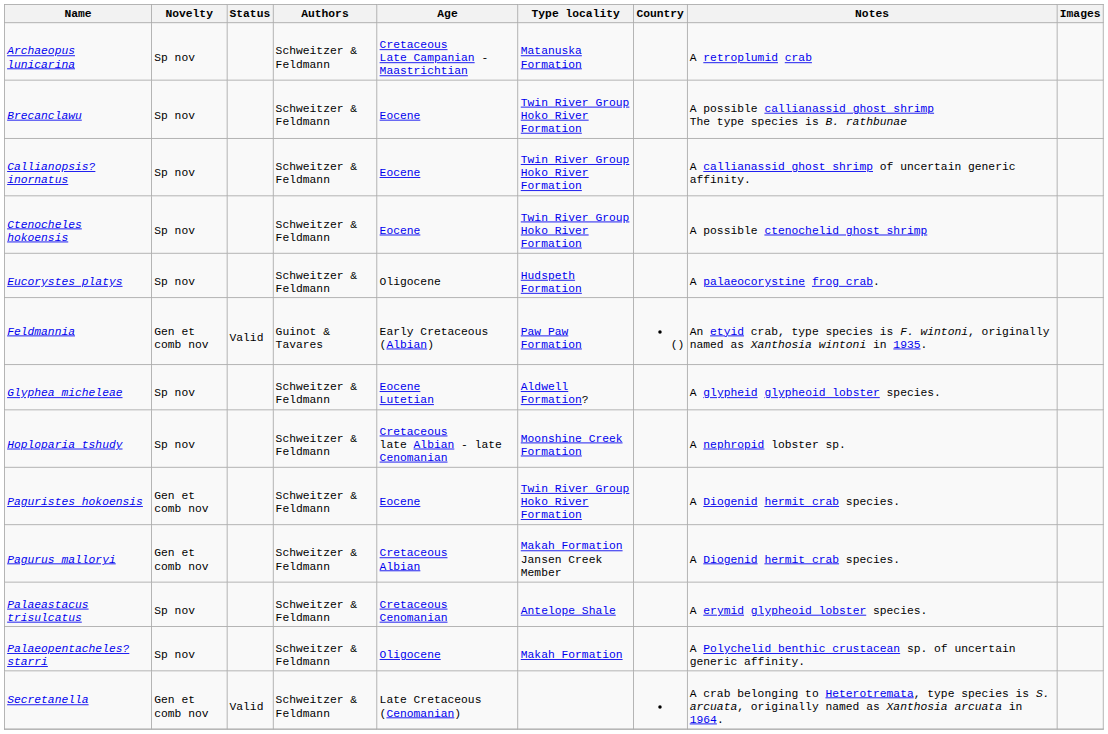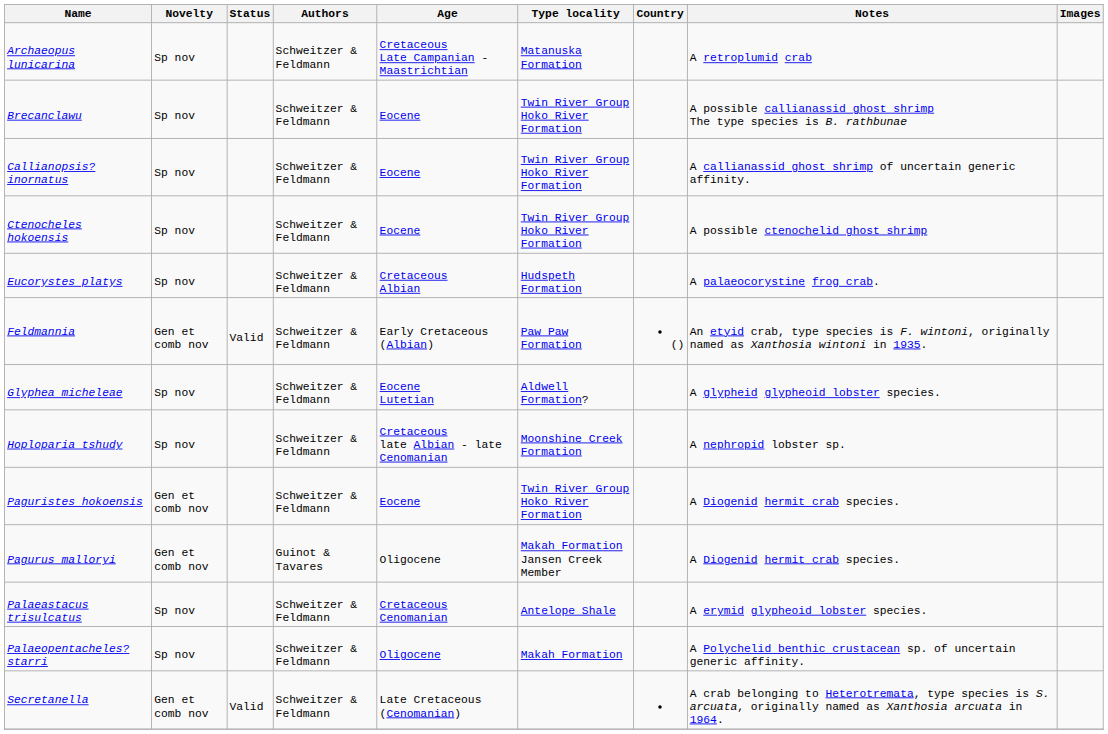(410, 282) Oligocene -> (414, 282) Cretaceous Albian
(303, 338) Guinot & Tavares -> (316, 338) Schweitzer & Feldmann
(316, 560) Schweitzer & Feldmann -> (303, 560) Guinot & Tavares
(414, 560) Cretaceous Albian -> (410, 560) Oligocene
